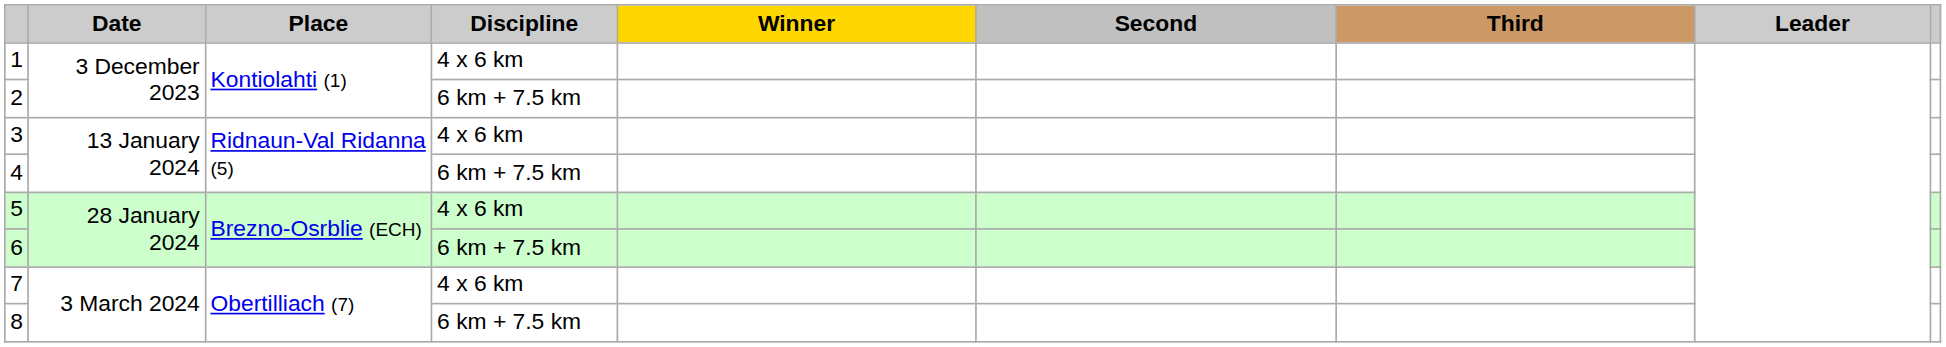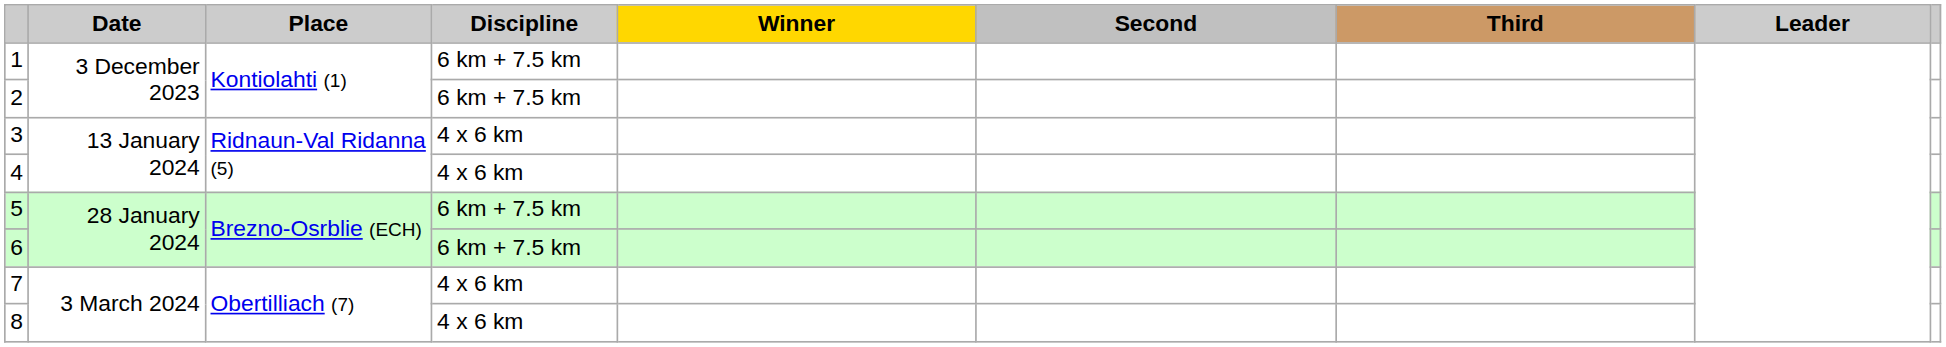(480, 60) 4 x 6 km -> (509, 60) 6 km + 7.5 km
(509, 172) 6 km + 7.5 km -> (480, 172) 4 x 6 km
(480, 209) 4 x 6 km -> (509, 209) 6 km + 7.5 km
(509, 321) 6 km + 7.5 km -> (480, 321) 4 x 6 km
